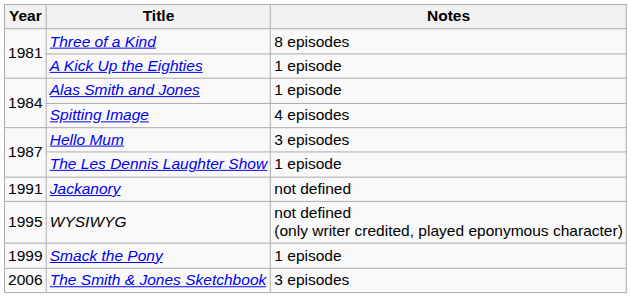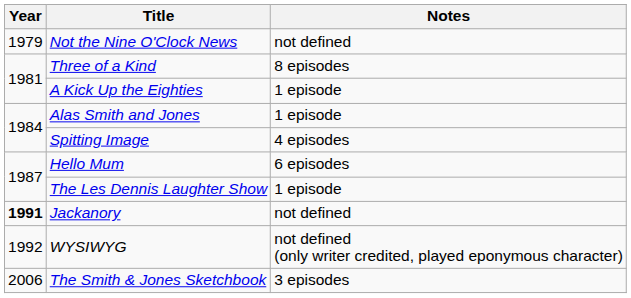+ row: (144, 41)
(312, 139) 3 episodes -> (312, 164) 6 episodes
(25, 189) normal -> (25, 213) bold
(25, 222) 1995 -> (25, 247) 1992
- row: (106, 255)
